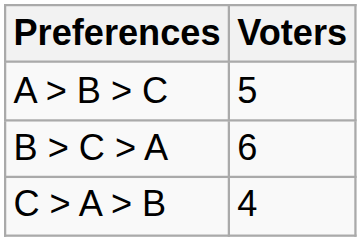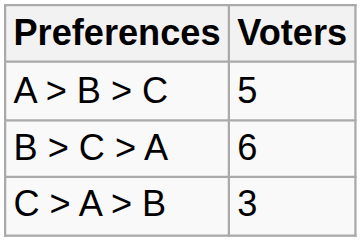(247, 205) 4 -> (247, 205) 3
